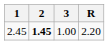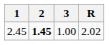(91, 31) 2.20 -> (91, 31) 2.02
